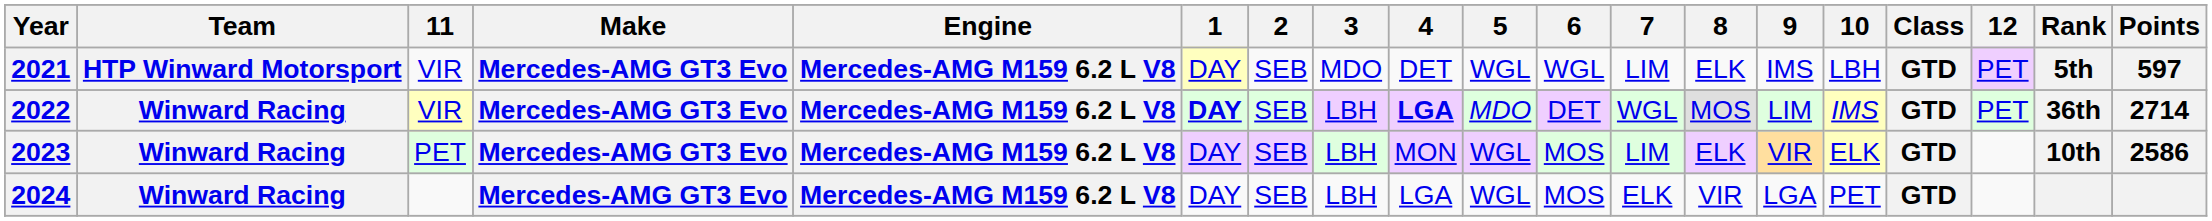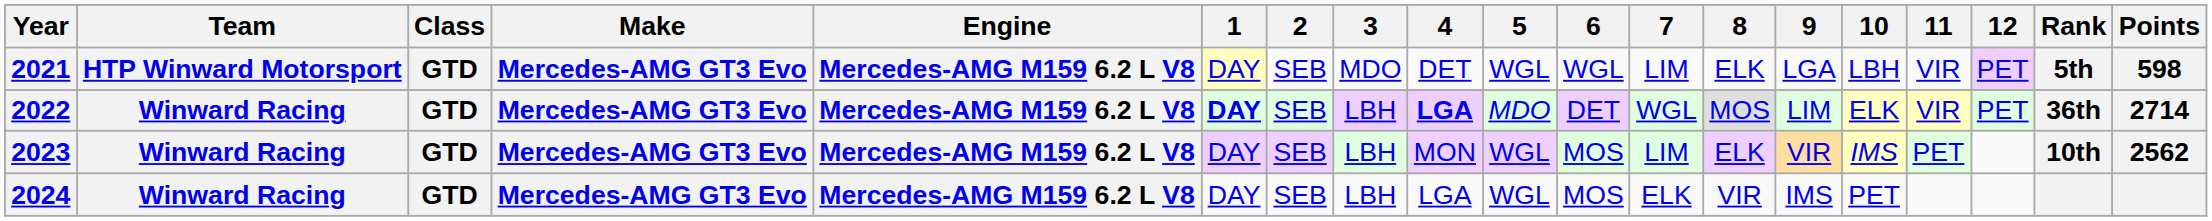columns swapped: (1929, 26) <-> (440, 26)
(1790, 68) IMS -> (1809, 68) LGA
(2159, 68) 597 -> (2159, 68) 598
(1855, 111) IMS -> (1874, 111) ELK
(1855, 153) ELK -> (1874, 153) IMS
(2159, 153) 2586 -> (2159, 153) 2562
(1790, 195) LGA -> (1809, 195) IMS
